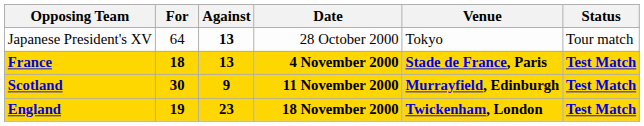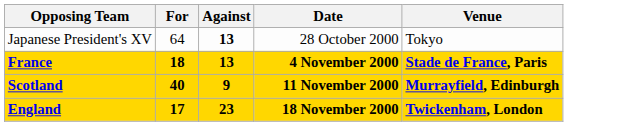- column: (601, 16)
(177, 86) 30 -> (177, 86) 40
(177, 109) 19 -> (177, 109) 17
